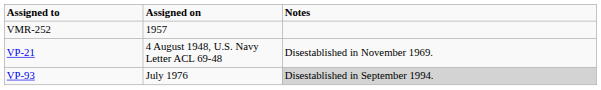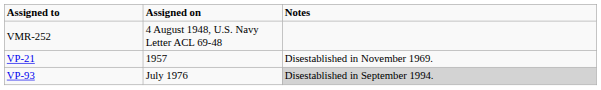(156, 30) 1957 -> (202, 36) 4 August 1948, U.S. Navy Letter ACL 69-48
(202, 53) 4 August 1948, U.S. Navy Letter ACL 69-48 -> (156, 59) 1957
